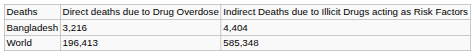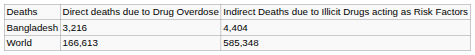(80, 43) 196,413 -> (80, 43) 166,613
